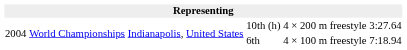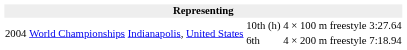(325, 25) 4 × 200 m freestyle -> (325, 25) 4 × 100 m freestyle
(325, 40) 4 × 100 m freestyle -> (325, 40) 4 × 200 m freestyle
